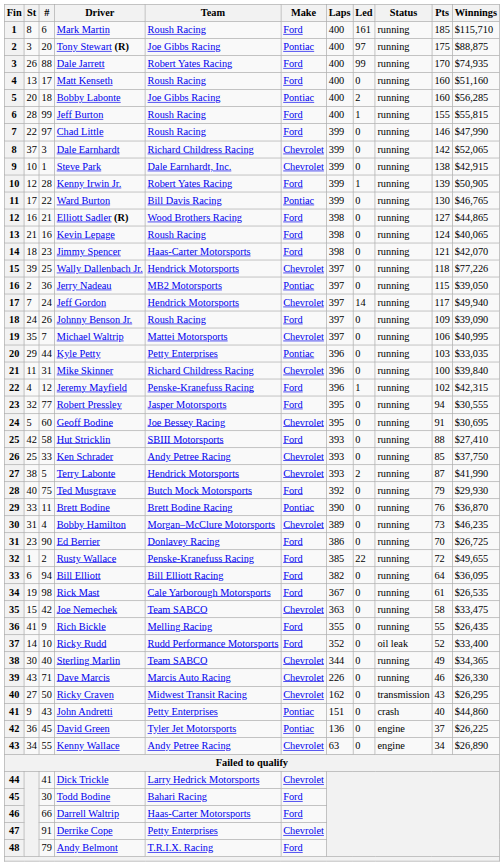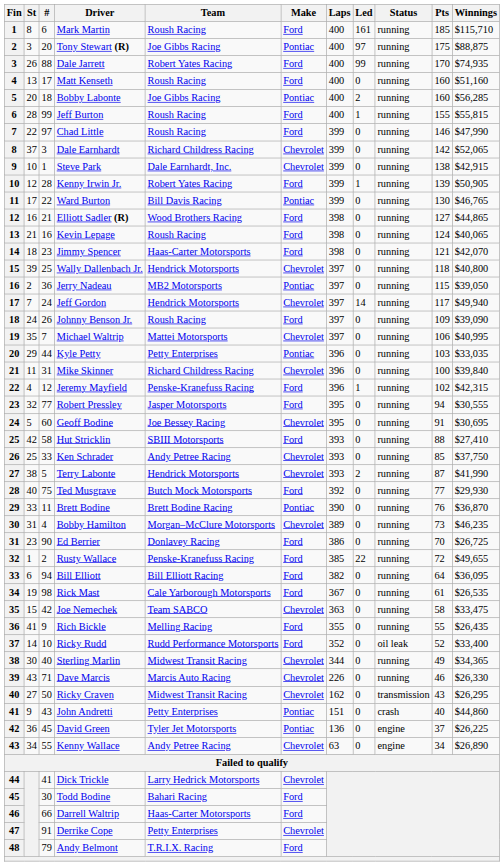(471, 268) $77,226 -> (471, 268) $40,800
(440, 490) 79 -> (440, 490) 77
(178, 660) Team SABCO -> (197, 660) Midwest Transit Racing
